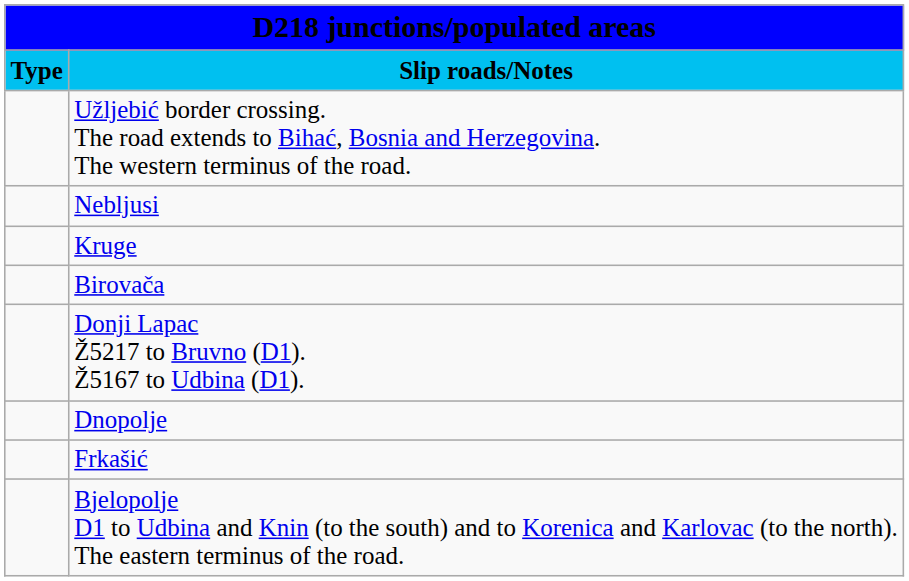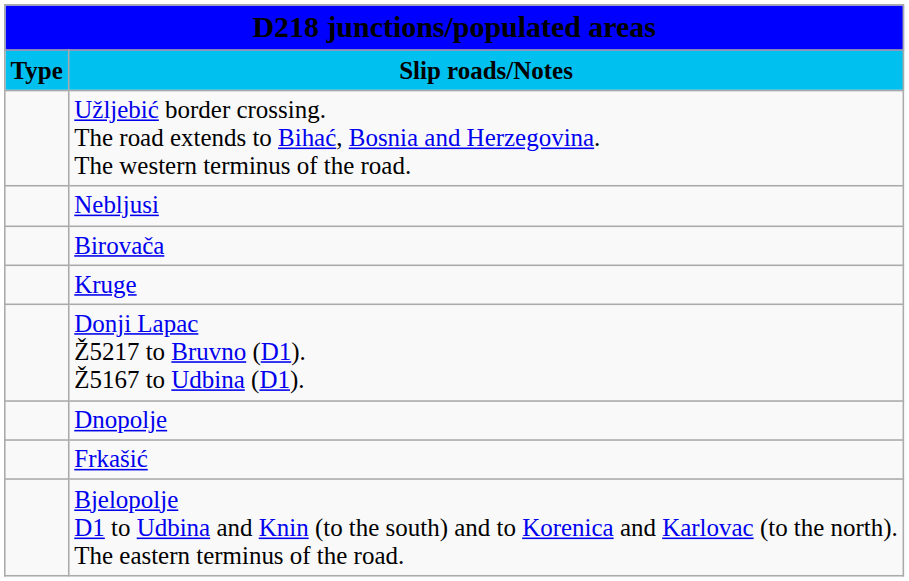rows swapped: (105, 245) <-> (119, 284)
